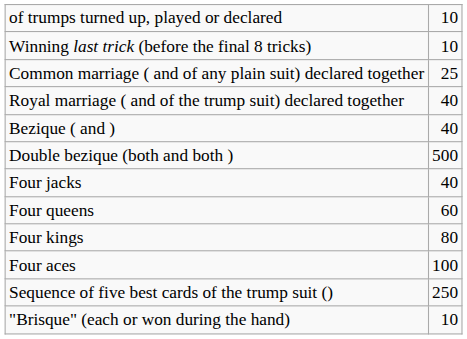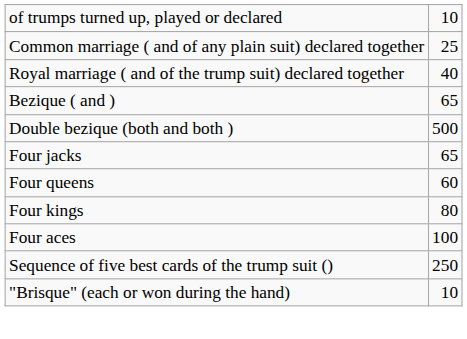- row: (160, 45)
(449, 127) 40 -> (449, 100) 65
(449, 182) 40 -> (449, 155) 65
